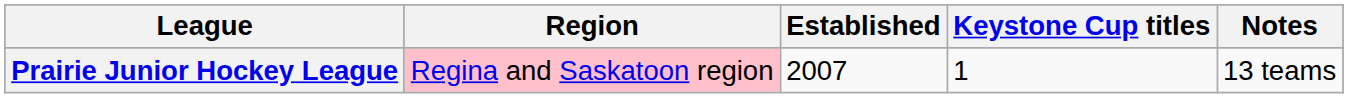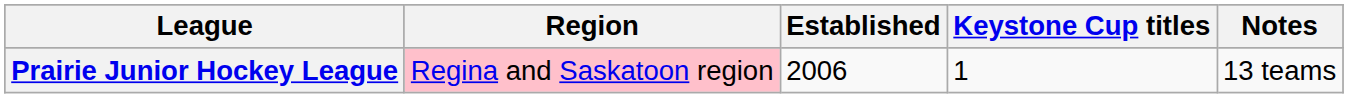(817, 69) 2007 -> (817, 69) 2006
